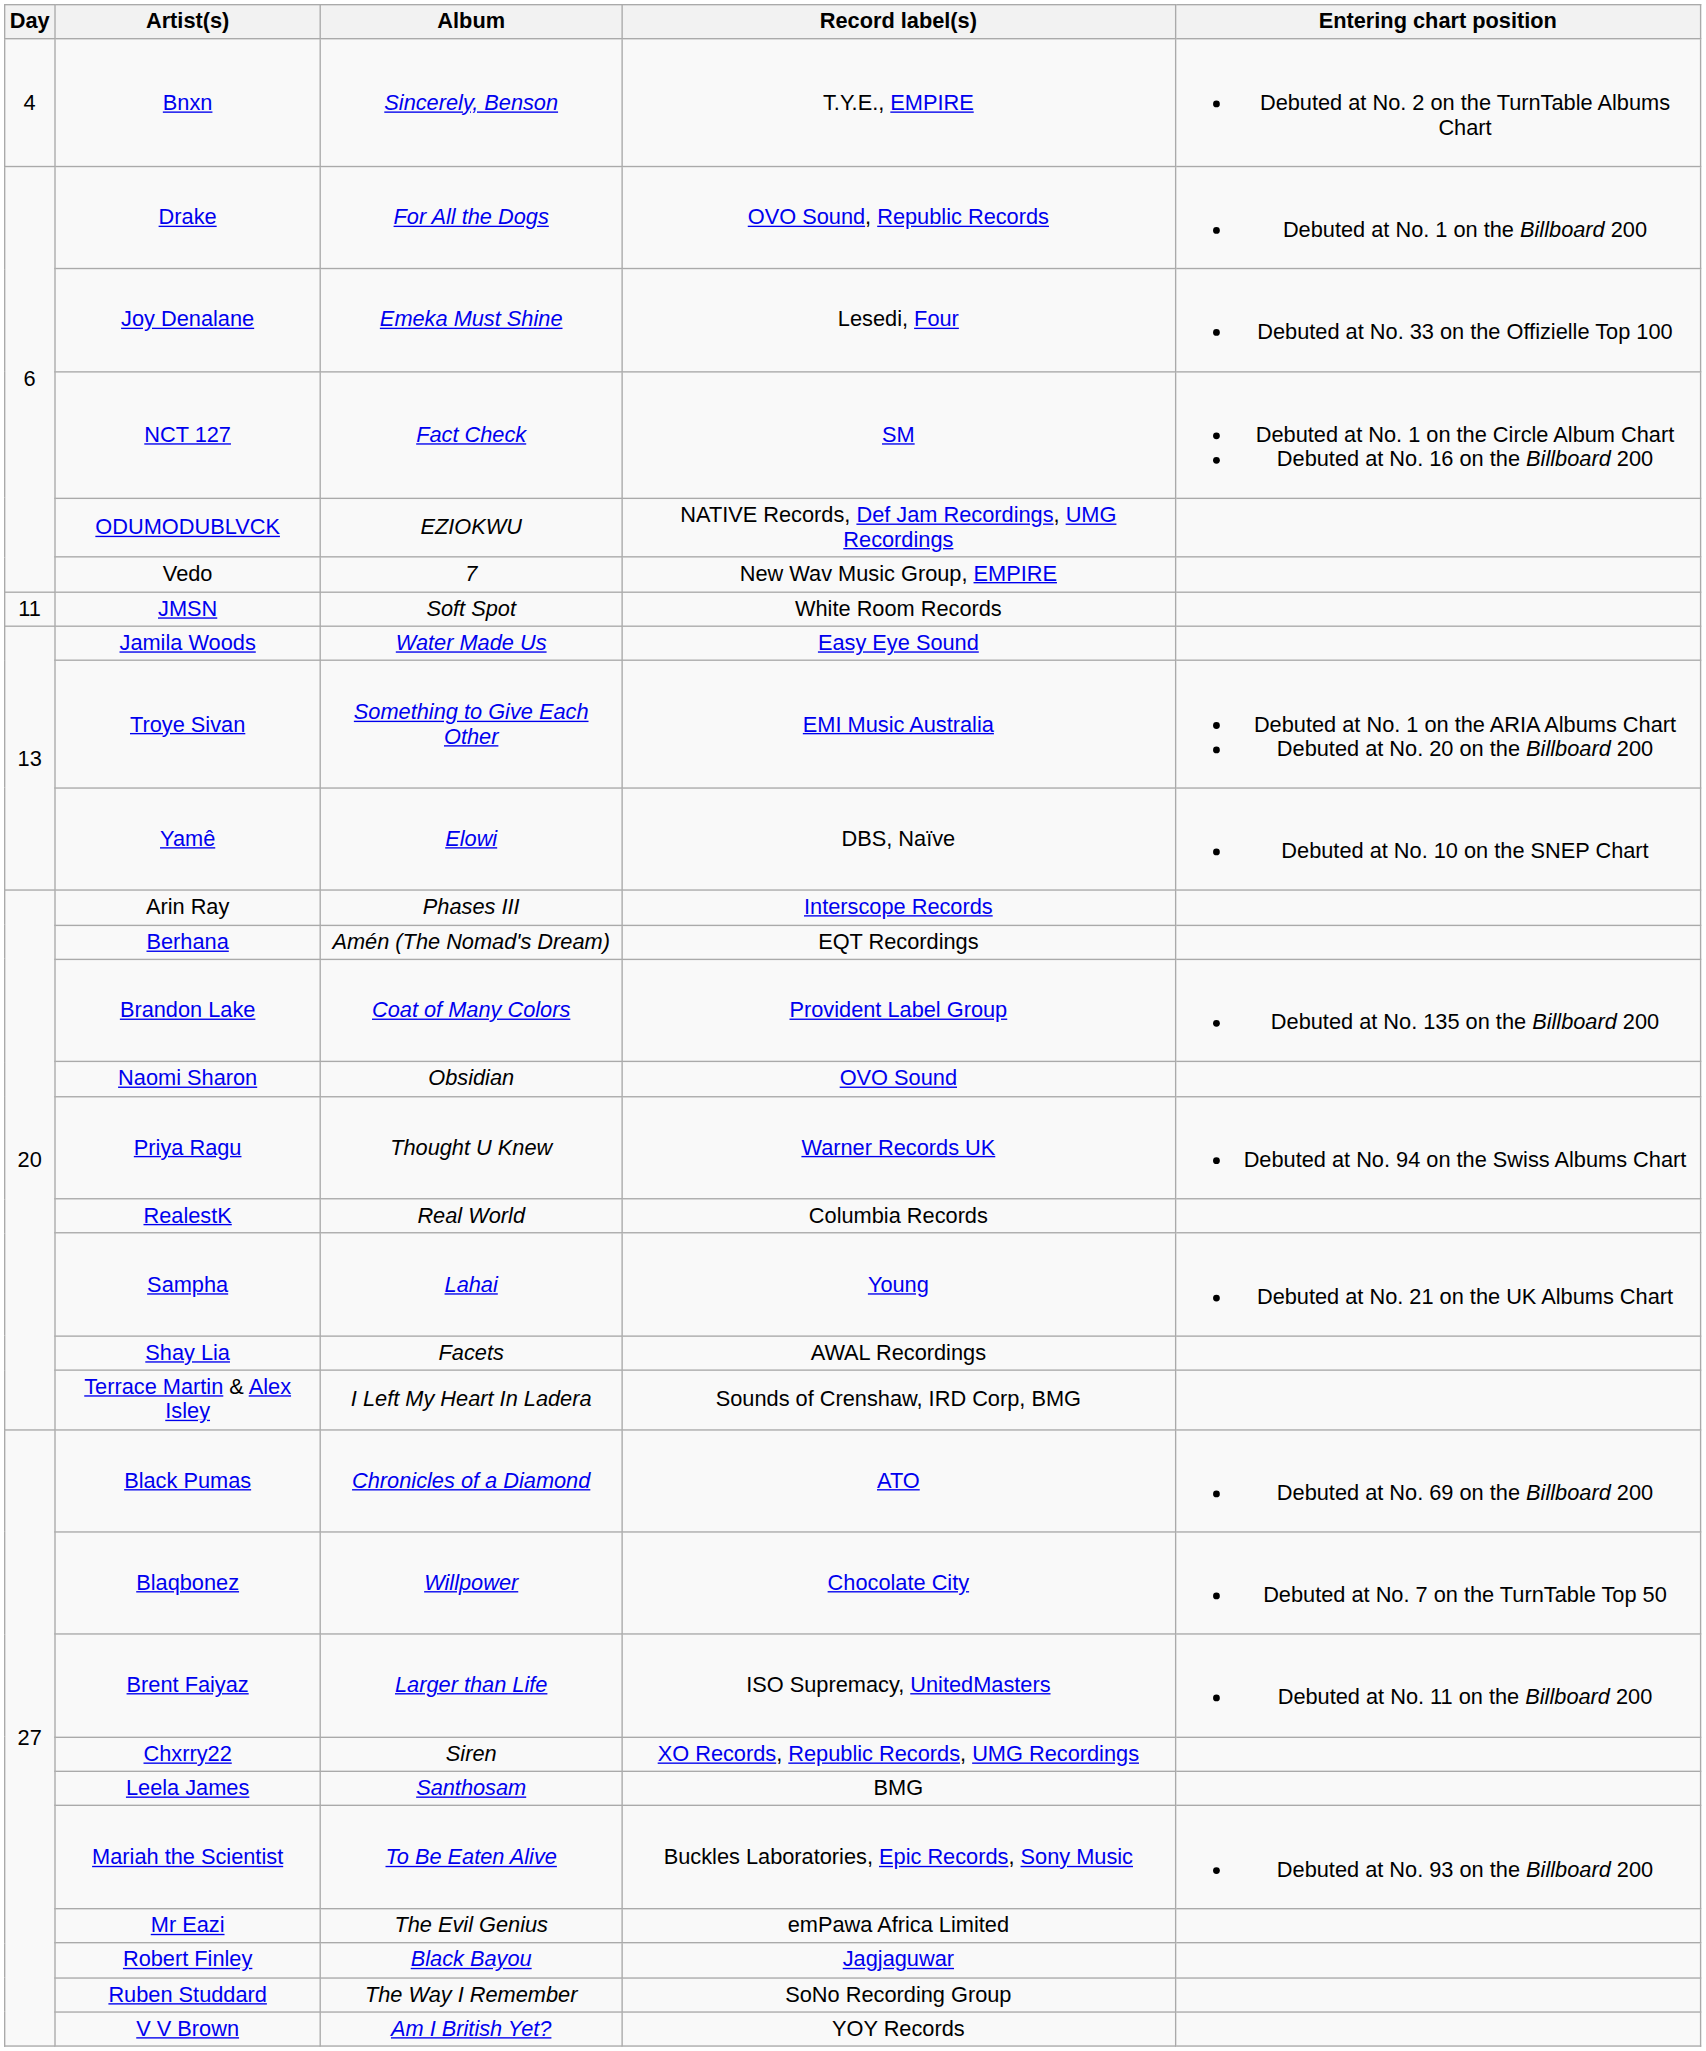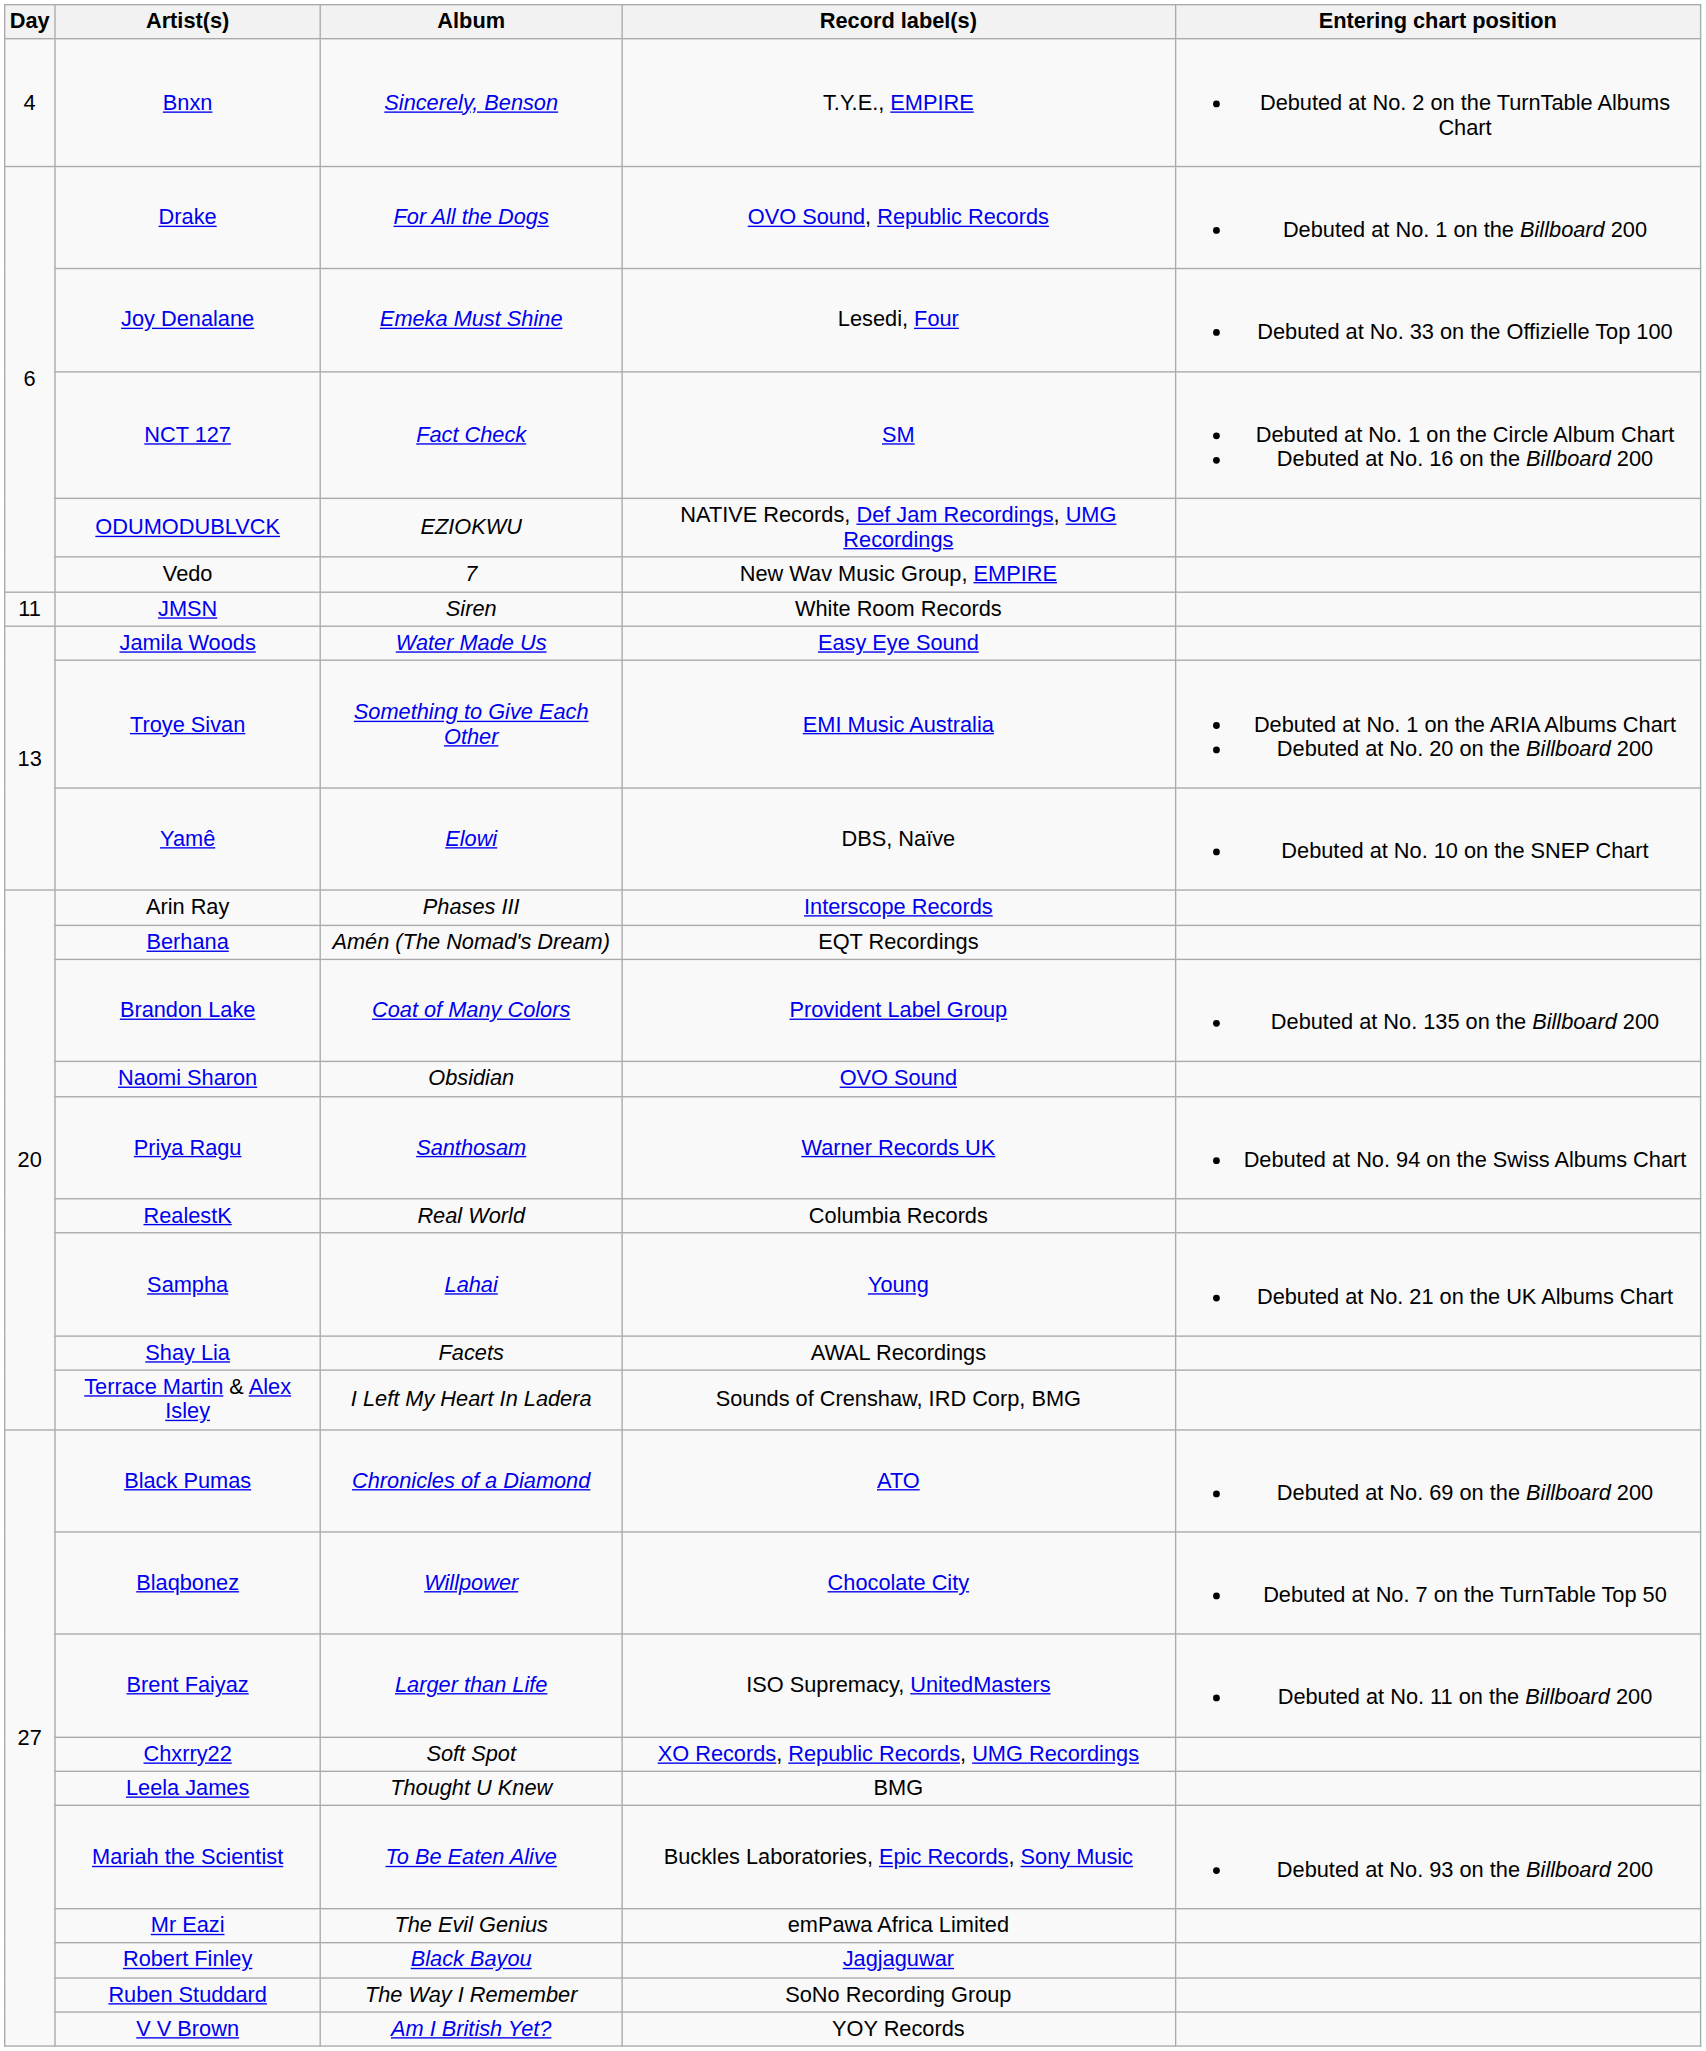(471, 608) Soft Spot -> (471, 608) Siren
(471, 1147) Thought U Knew -> (471, 1147) Santhosam
(471, 1753) Siren -> (471, 1753) Soft Spot
(471, 1788) Santhosam -> (471, 1788) Thought U Knew
